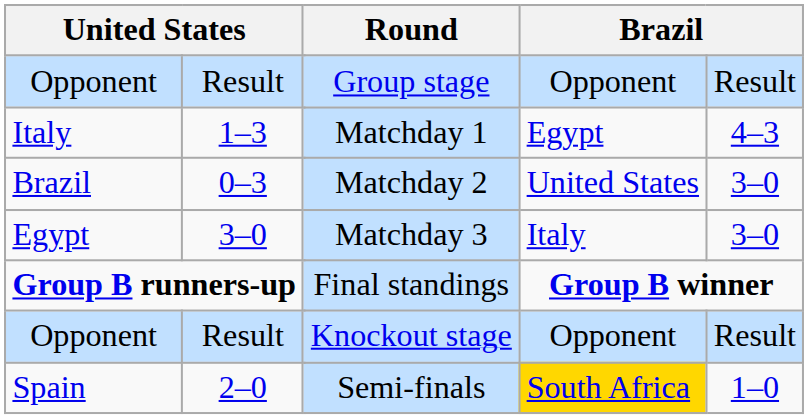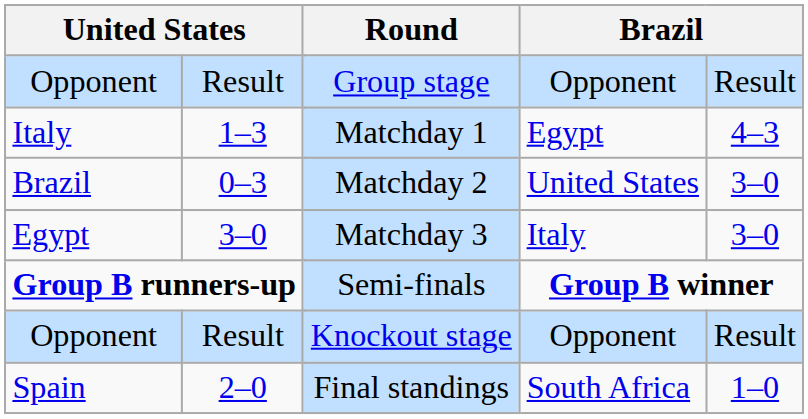(411, 285) Final standings -> (411, 285) Semi-finals
(411, 387) Semi-finals -> (411, 387) Final standings
(608, 387) gold background -> (608, 387) no background
